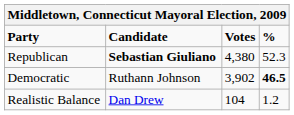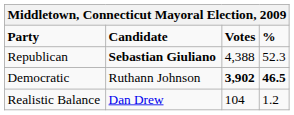(240, 57) 4,380 -> (240, 57) 4,388
(240, 78) normal -> (240, 78) bold
